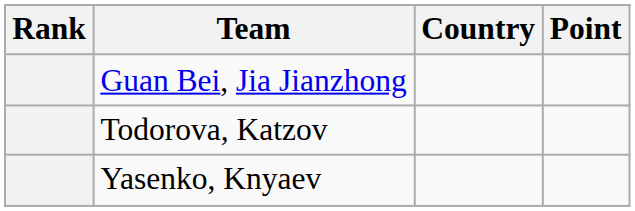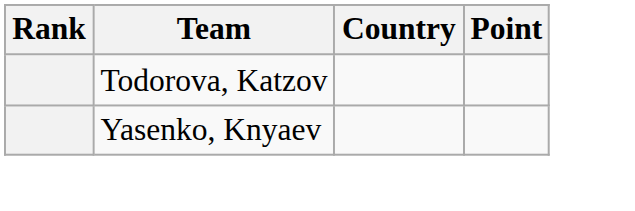- row: (254, 79)
